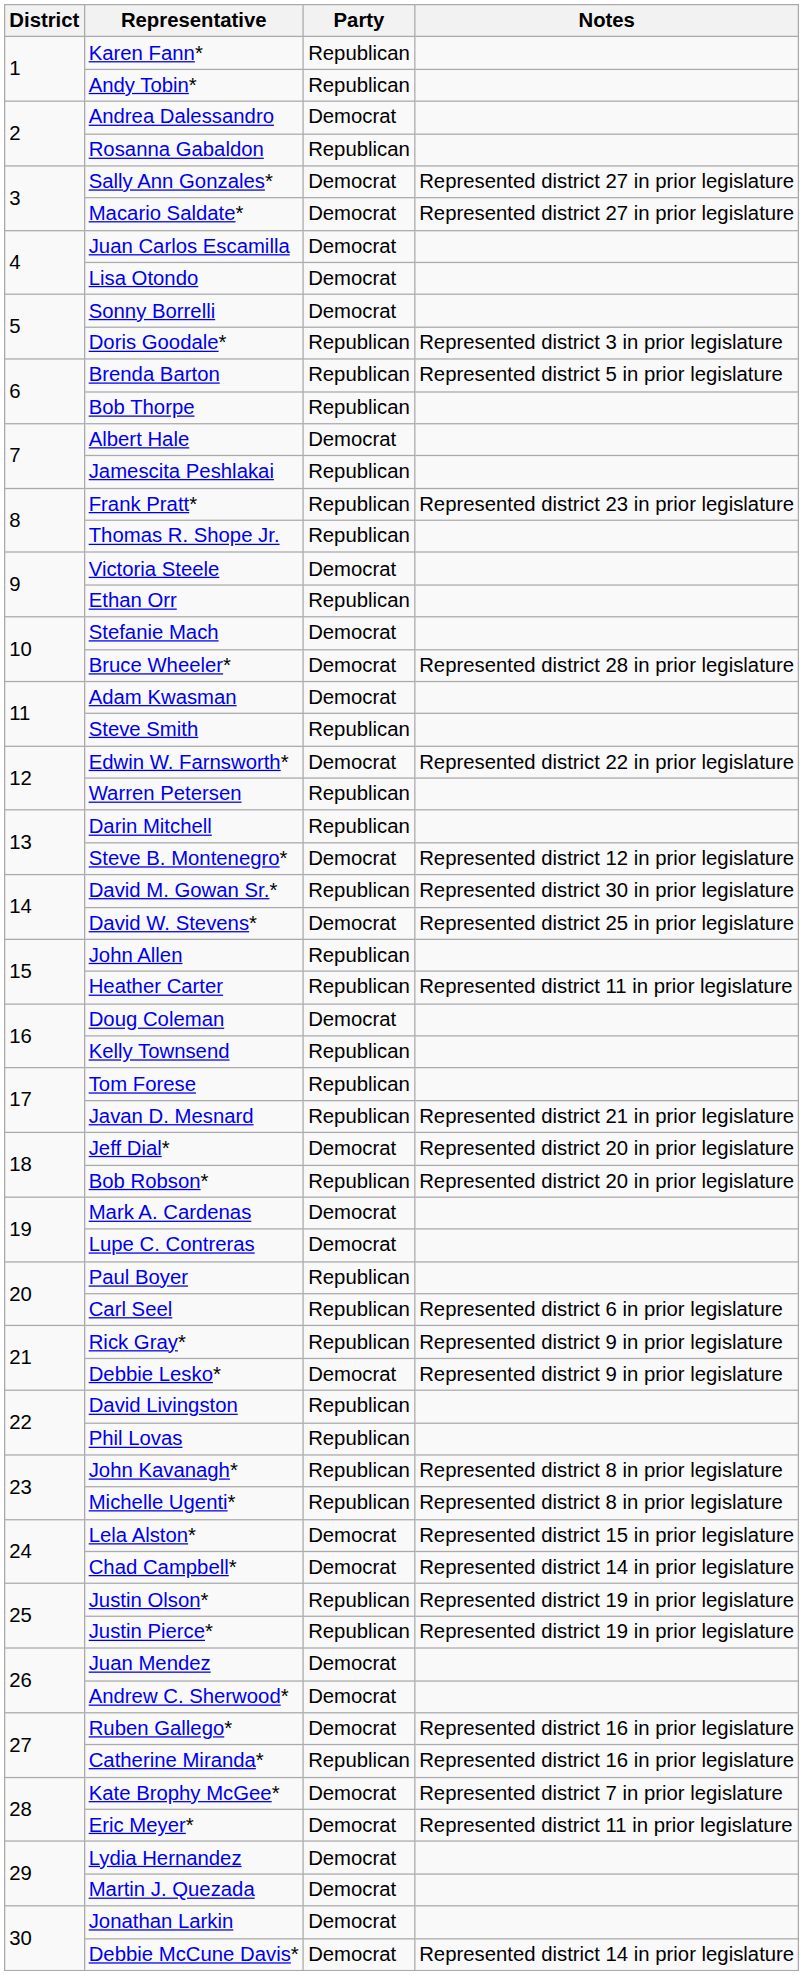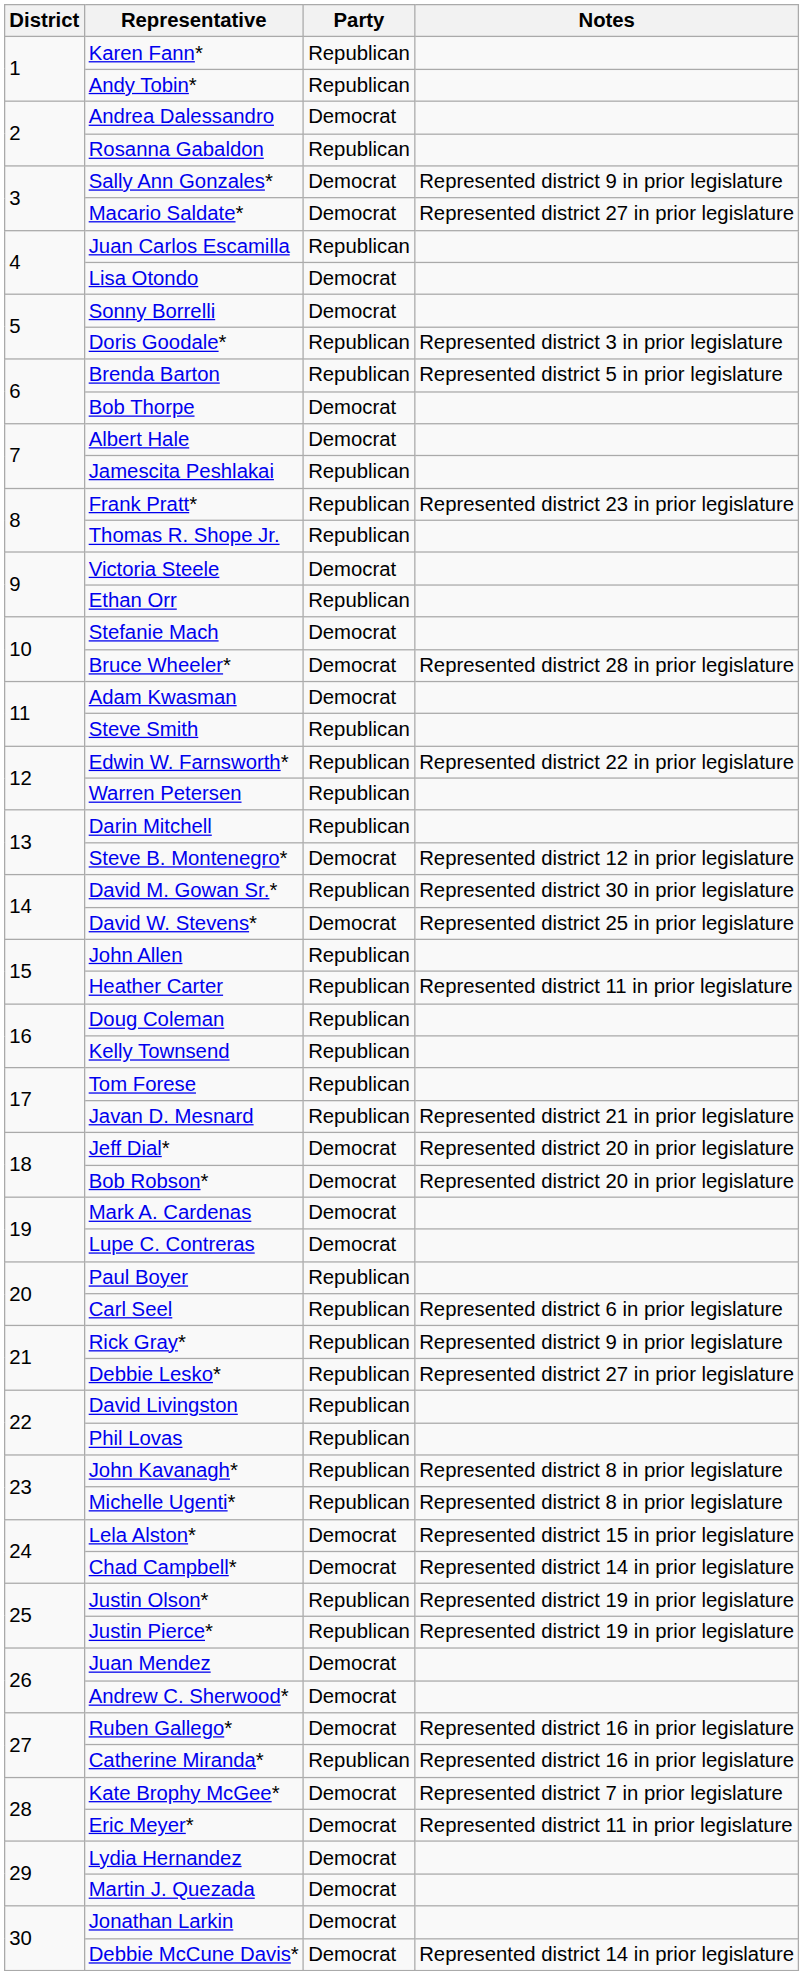(607, 181) Represented district 27 in prior legislature -> (601, 181) Represented district 9 in prior legislature
(352, 246) Democrat -> (359, 246) Republican
(359, 407) Republican -> (352, 407) Democrat
(352, 761) Democrat -> (359, 761) Republican
(352, 1019) Democrat -> (359, 1019) Republican
(359, 1180) Republican -> (352, 1180) Democrat
(352, 1374) Democrat -> (359, 1374) Republican
(601, 1374) Represented district 9 in prior legislature -> (607, 1374) Represented district 27 in prior legislature
